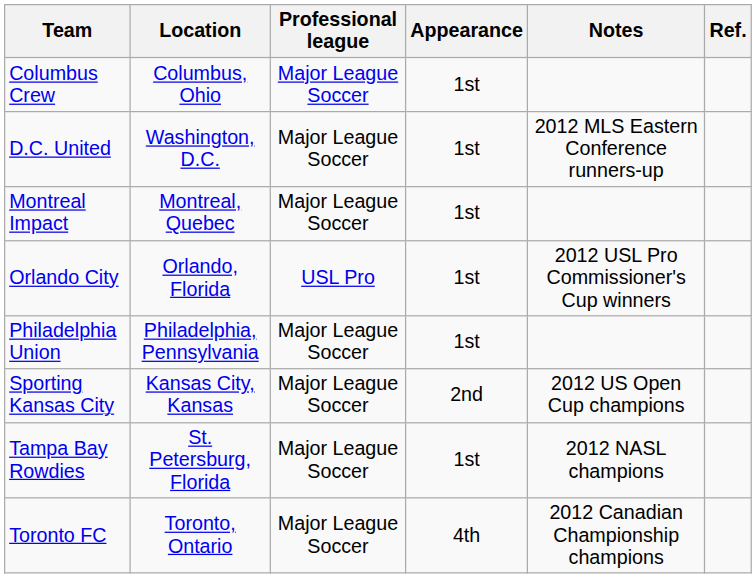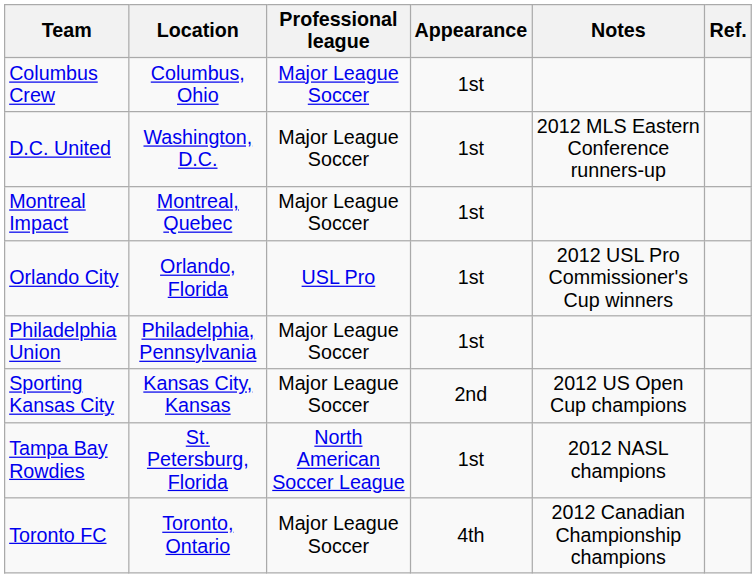(338, 459) Major League Soccer -> (338, 459) North American Soccer League
